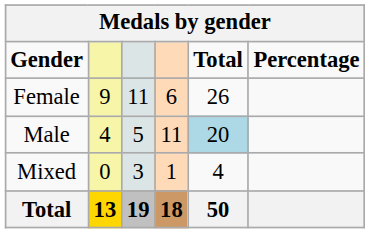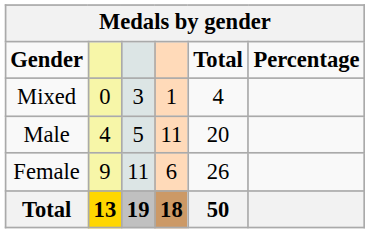rows swapped: (47, 97) <-> (47, 171)
(218, 134) lightblue background -> (218, 134) no background
